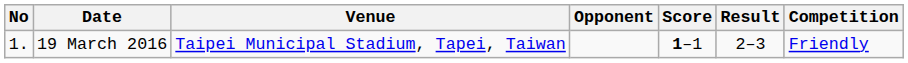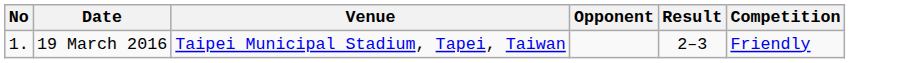- column: (687, 18)
